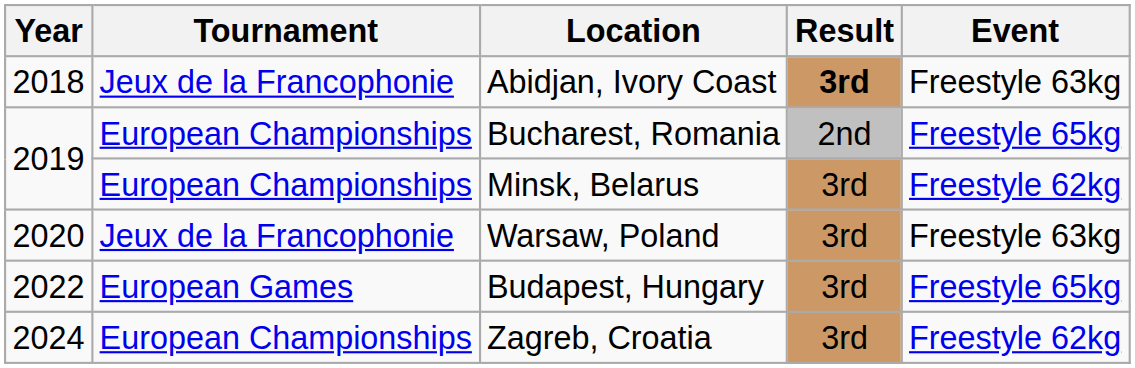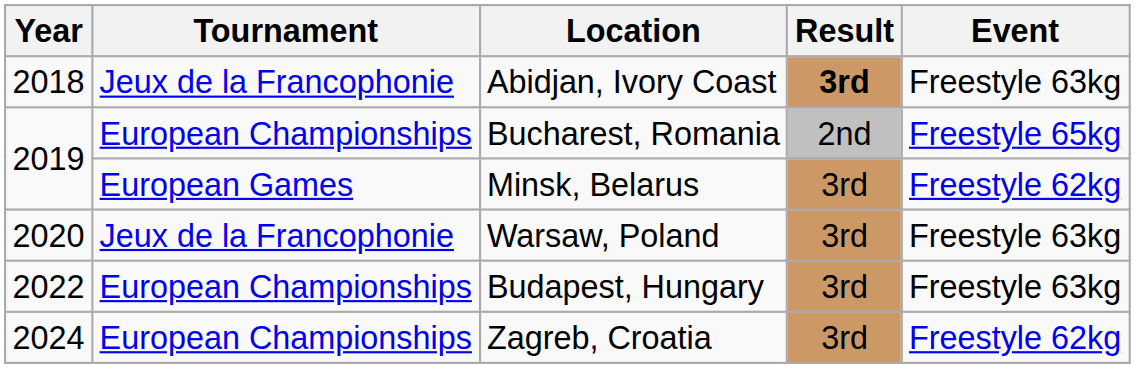(286, 185) European Championships -> (226, 185) European Games
(226, 287) European Games -> (286, 287) European Championships
(1015, 287) Freestyle 65kg -> (1015, 287) Freestyle 63kg
